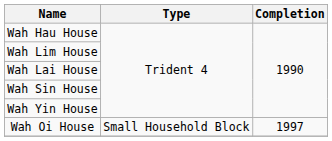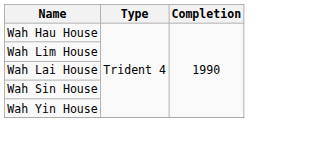- row: (52, 127)
